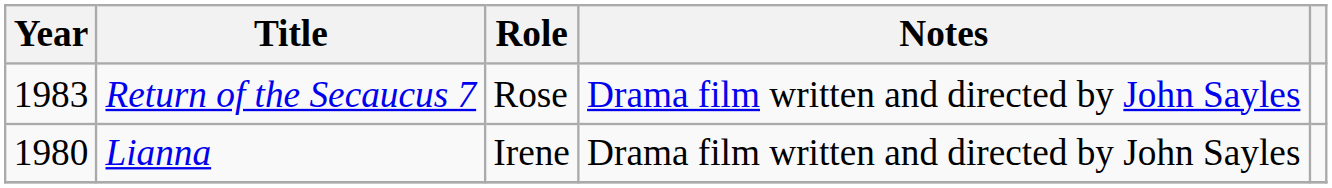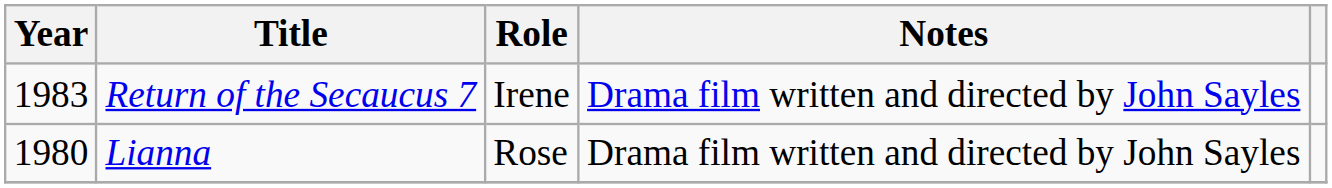(531, 93) Rose -> (532, 93) Irene
(532, 152) Irene -> (531, 152) Rose
